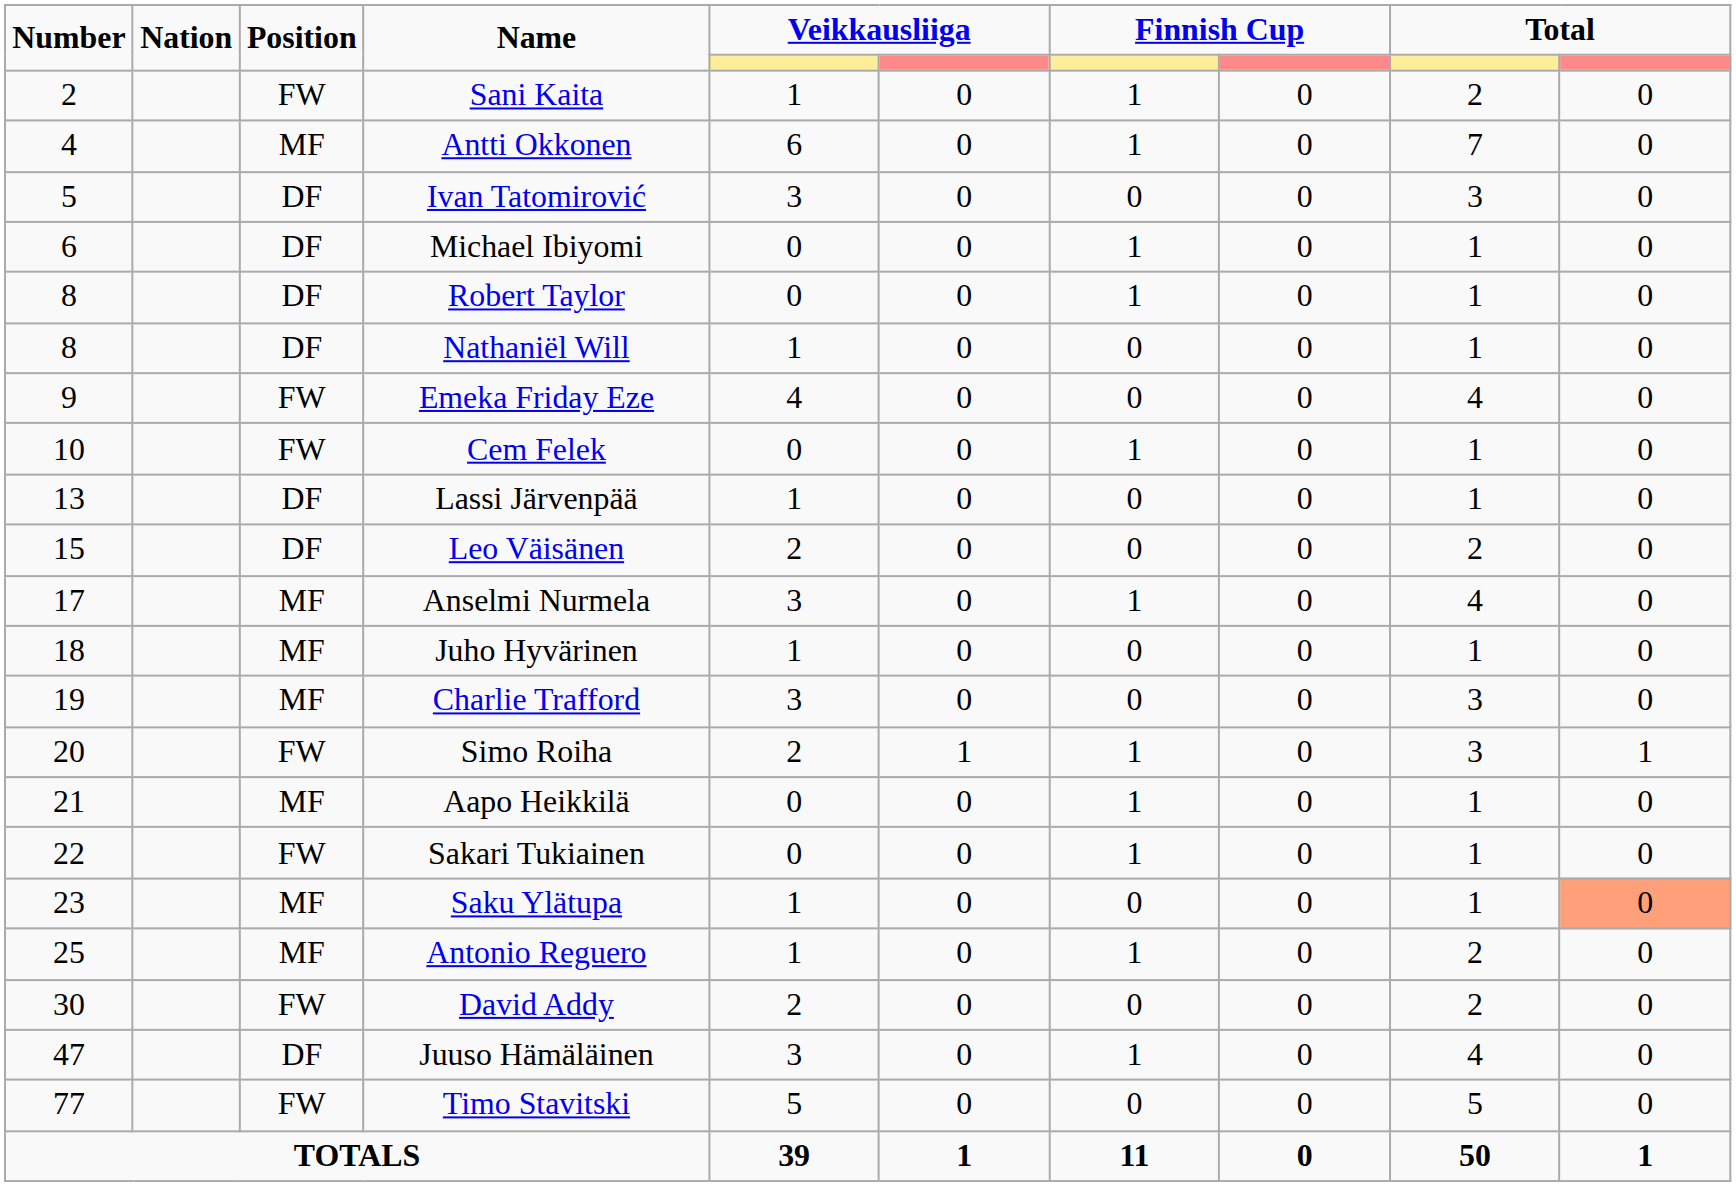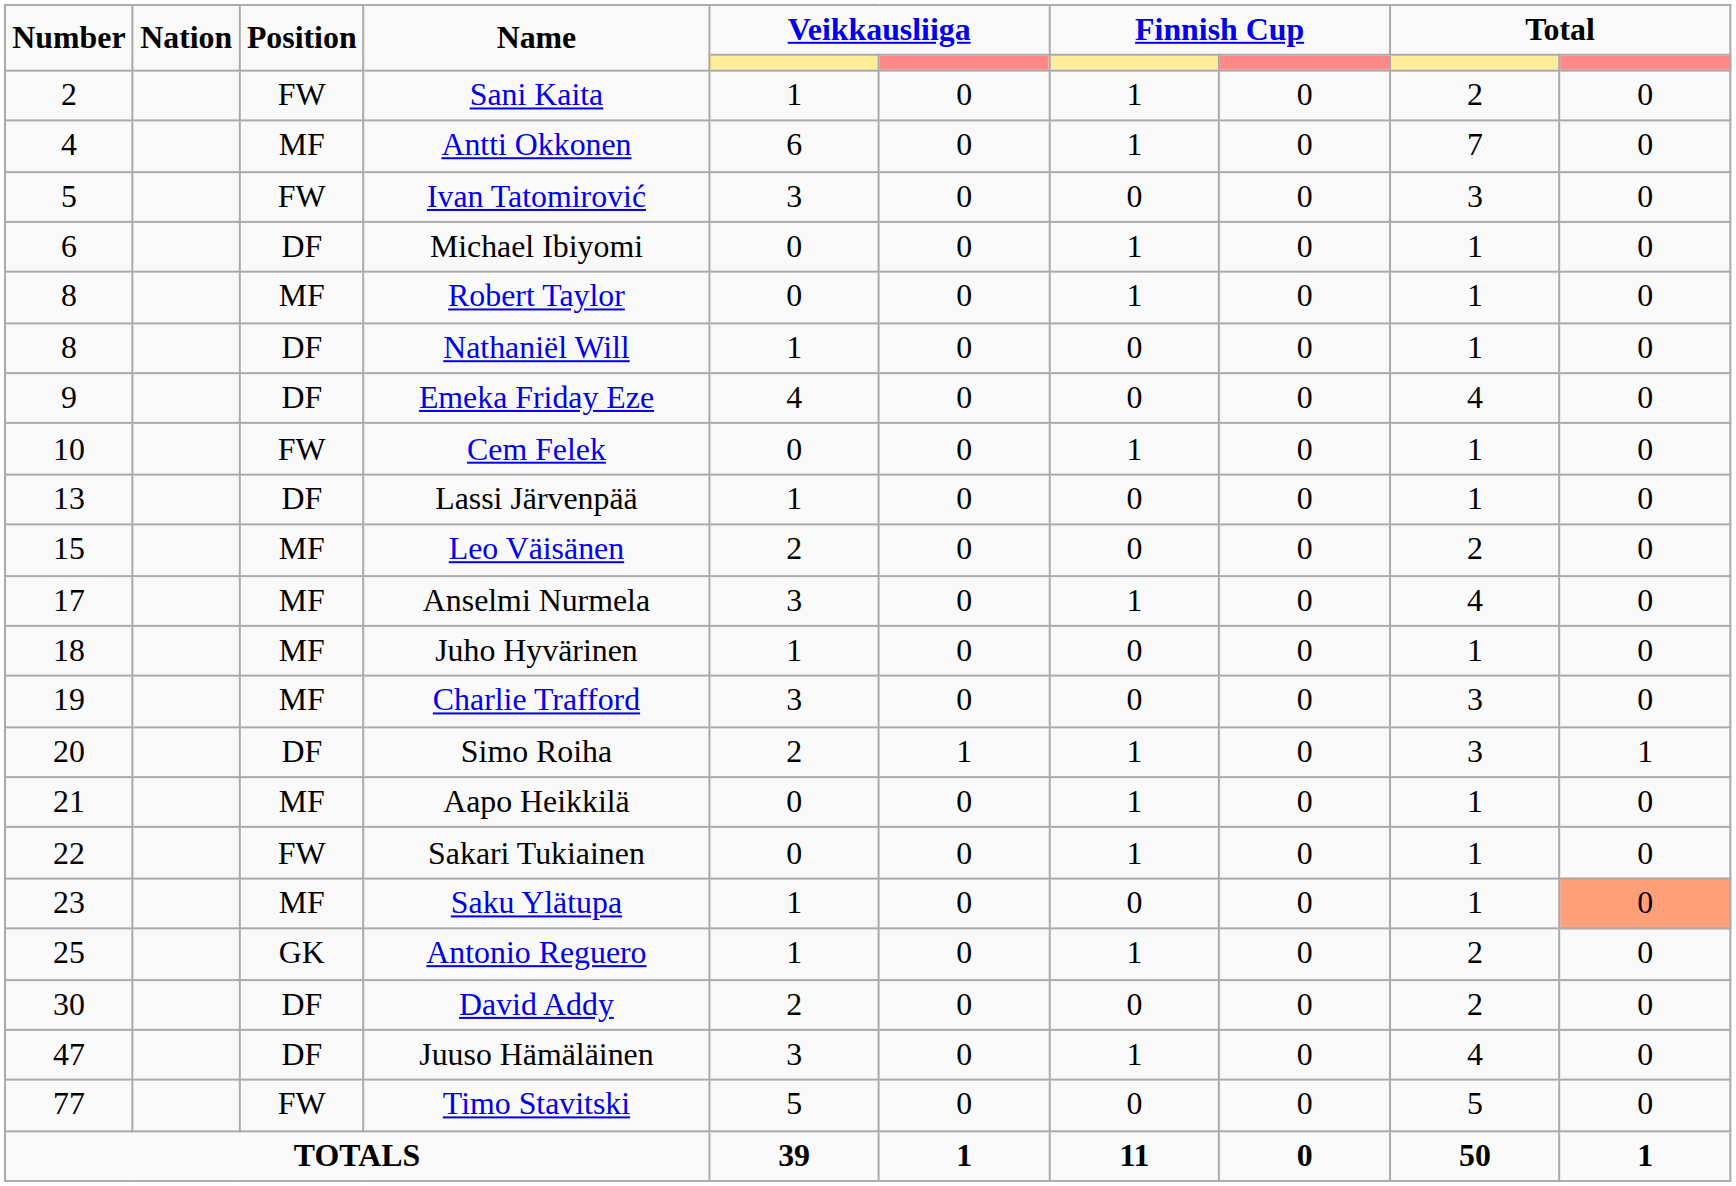(302, 195) DF -> (302, 195) FW
(302, 296) DF -> (302, 296) MF
(302, 397) FW -> (302, 397) DF
(302, 549) DF -> (302, 549) MF
(302, 751) FW -> (302, 751) DF
(302, 953) MF -> (302, 953) GK
(302, 1003) FW -> (302, 1003) DF
